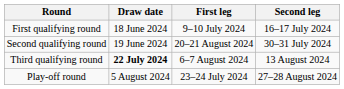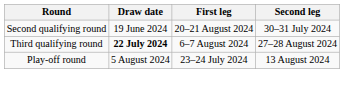- row: (56, 28)
(298, 60) 13 August 2024 -> (298, 44) 27–28 August 2024
(298, 76) 27–28 August 2024 -> (298, 60) 13 August 2024
